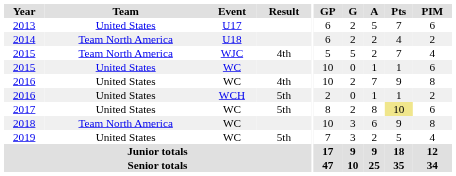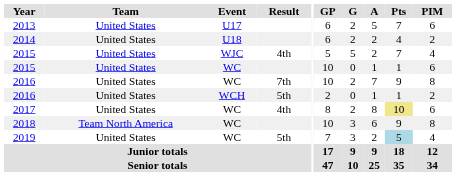(126, 39) Team North America -> (126, 39) United States
(126, 53) Team North America -> (126, 53) United States
(284, 81) 4th -> (284, 81) 7th
(284, 109) 5th -> (284, 109) 4th
(399, 137) no background -> (399, 137) lightblue background
